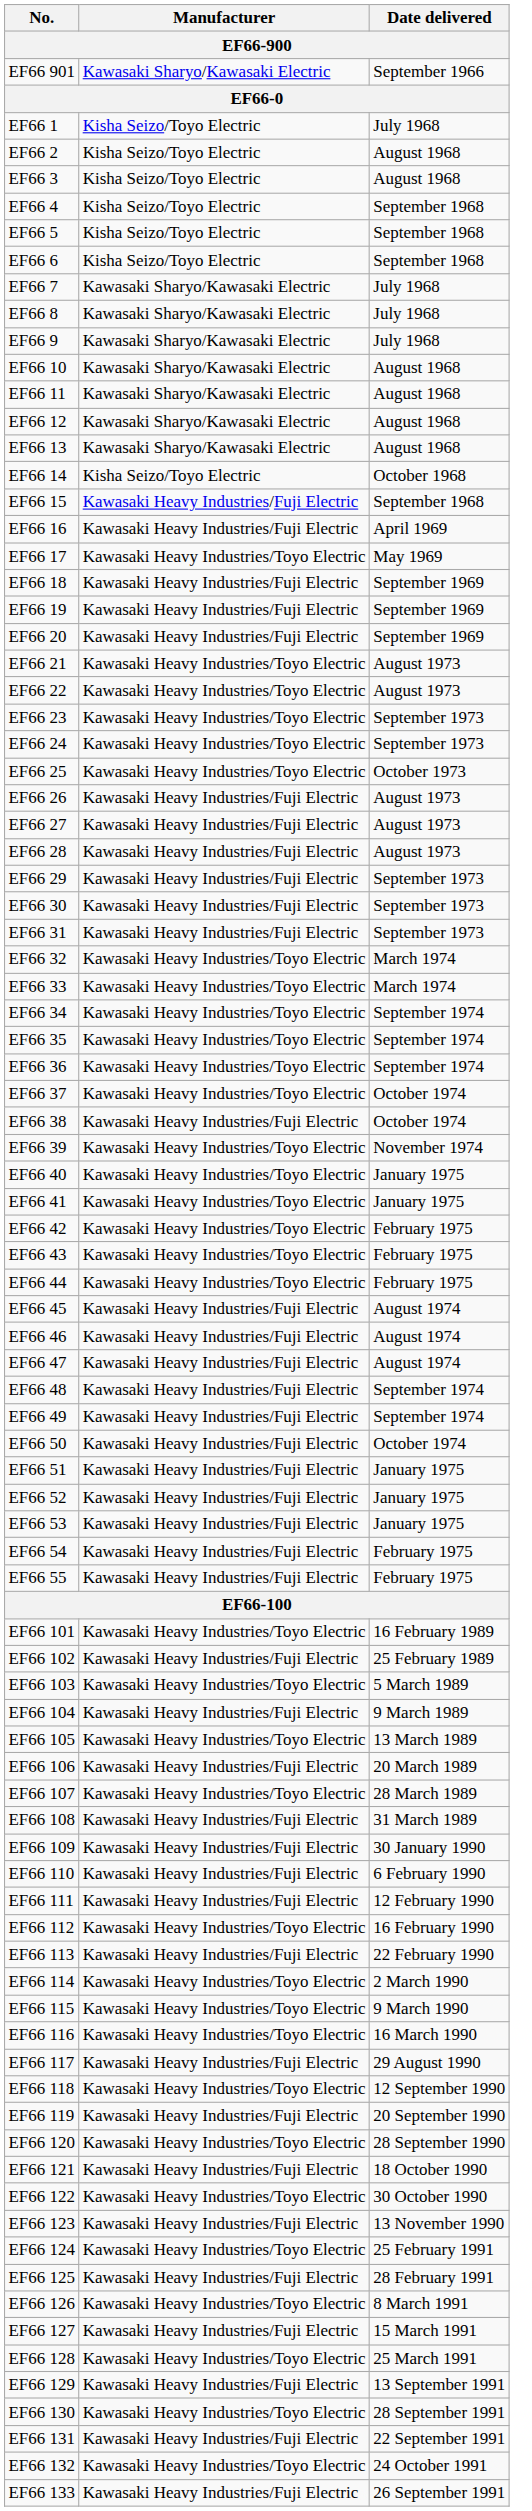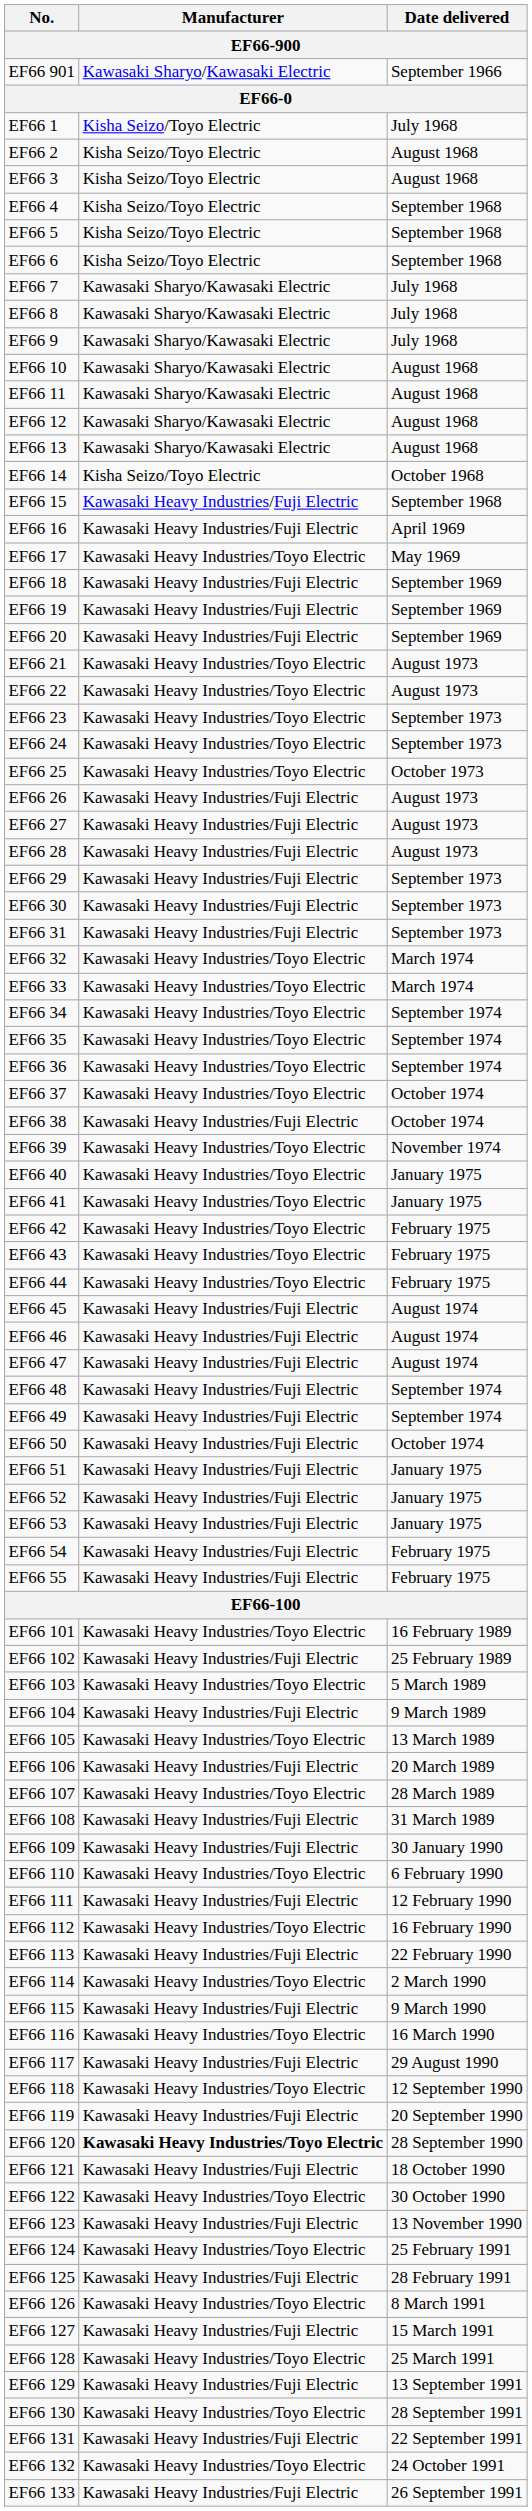(220, 1873) Kawasaki Heavy Industries/Fuji Electric -> (224, 1873) Kawasaki Heavy Industries/Toyo Electric
(224, 2008) Kawasaki Heavy Industries/Toyo Electric -> (220, 2008) Kawasaki Heavy Industries/Fuji Electric
(224, 2142) normal -> (233, 2142) bold
